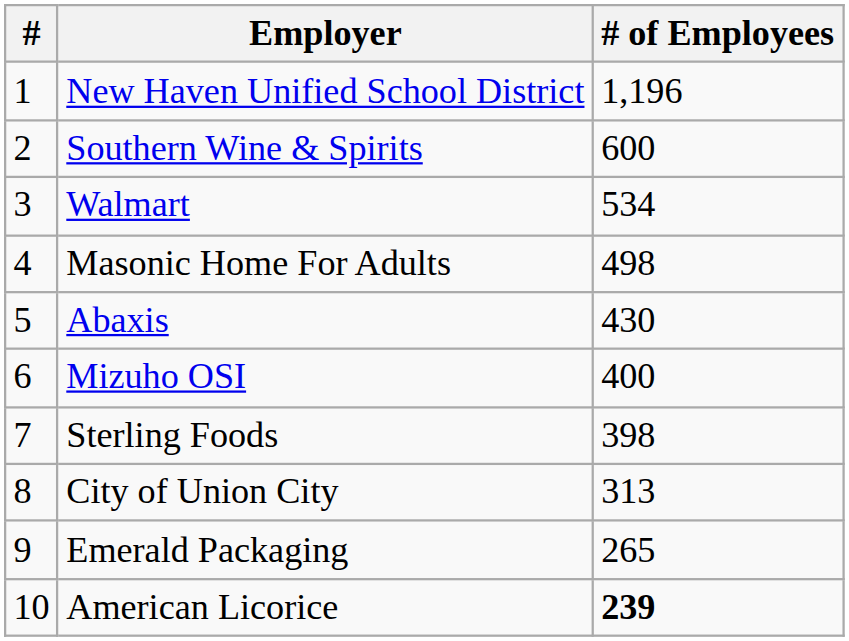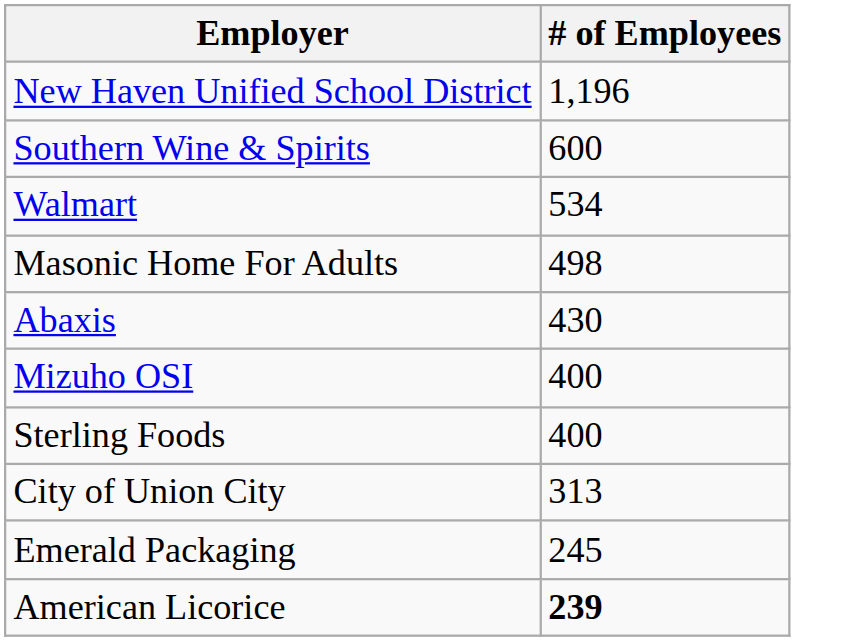- column: (32, 33)
(628, 434) 398 -> (575, 434) 400
(628, 549) 265 -> (575, 549) 245
